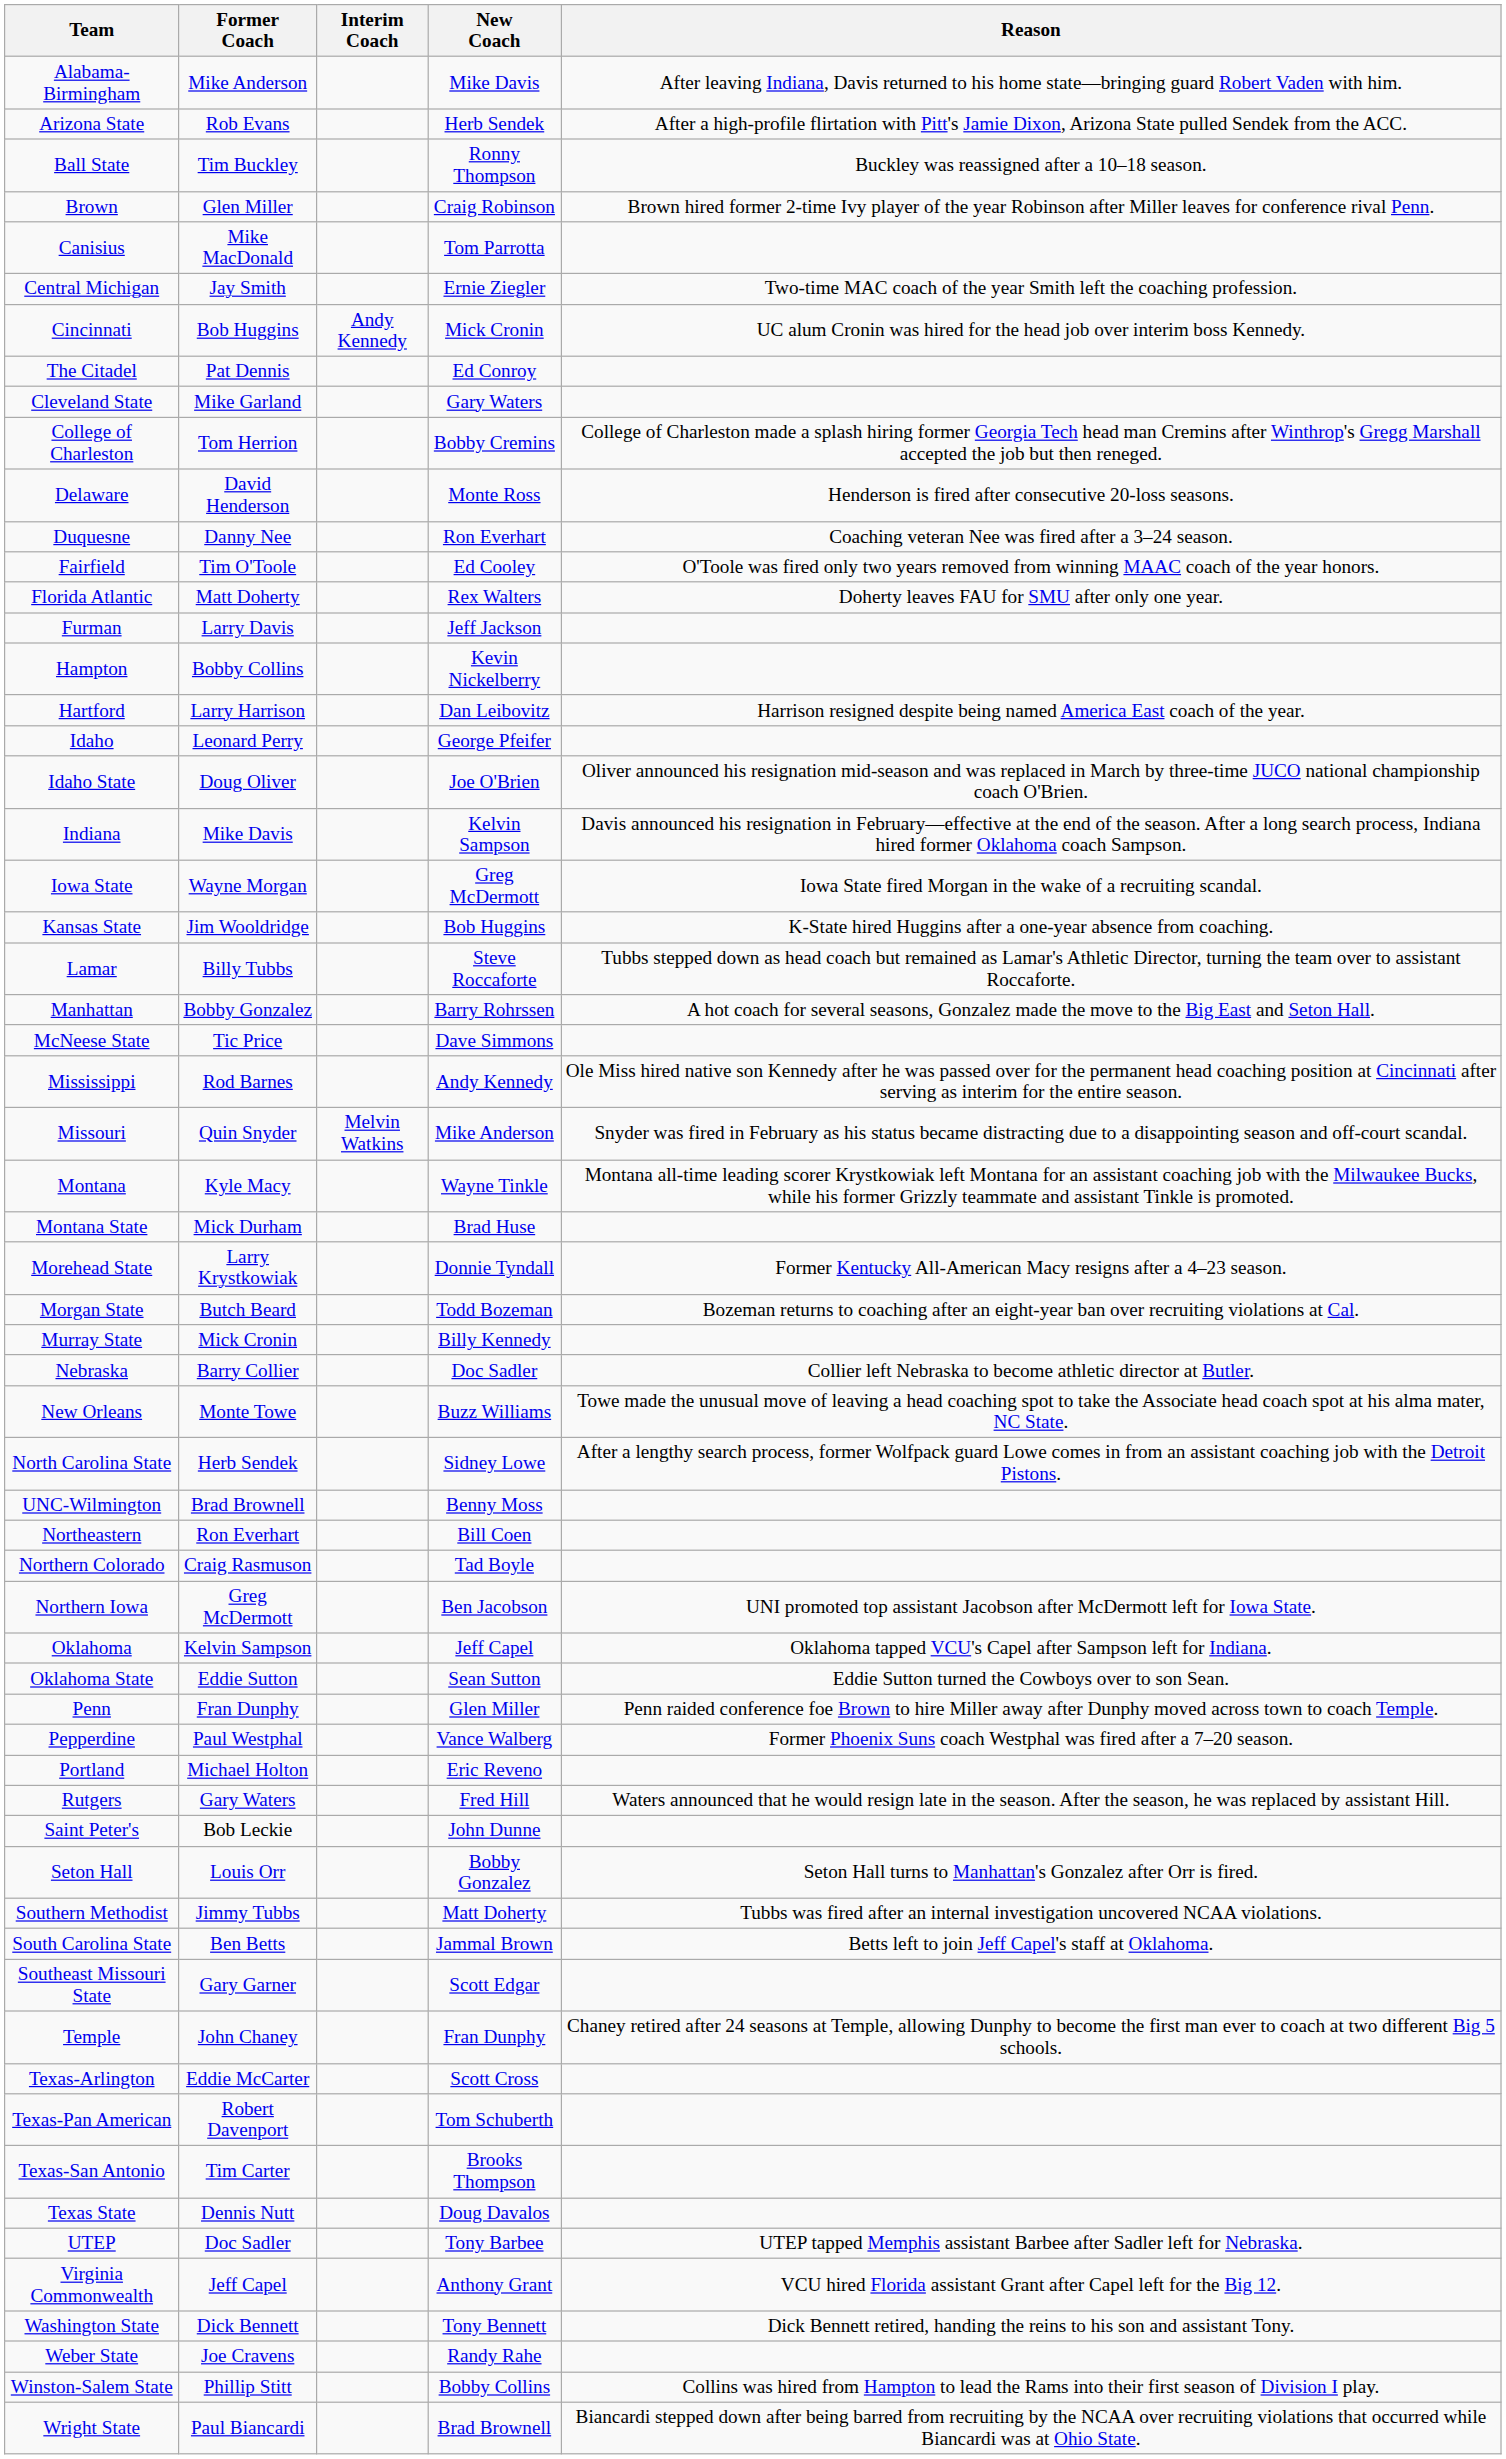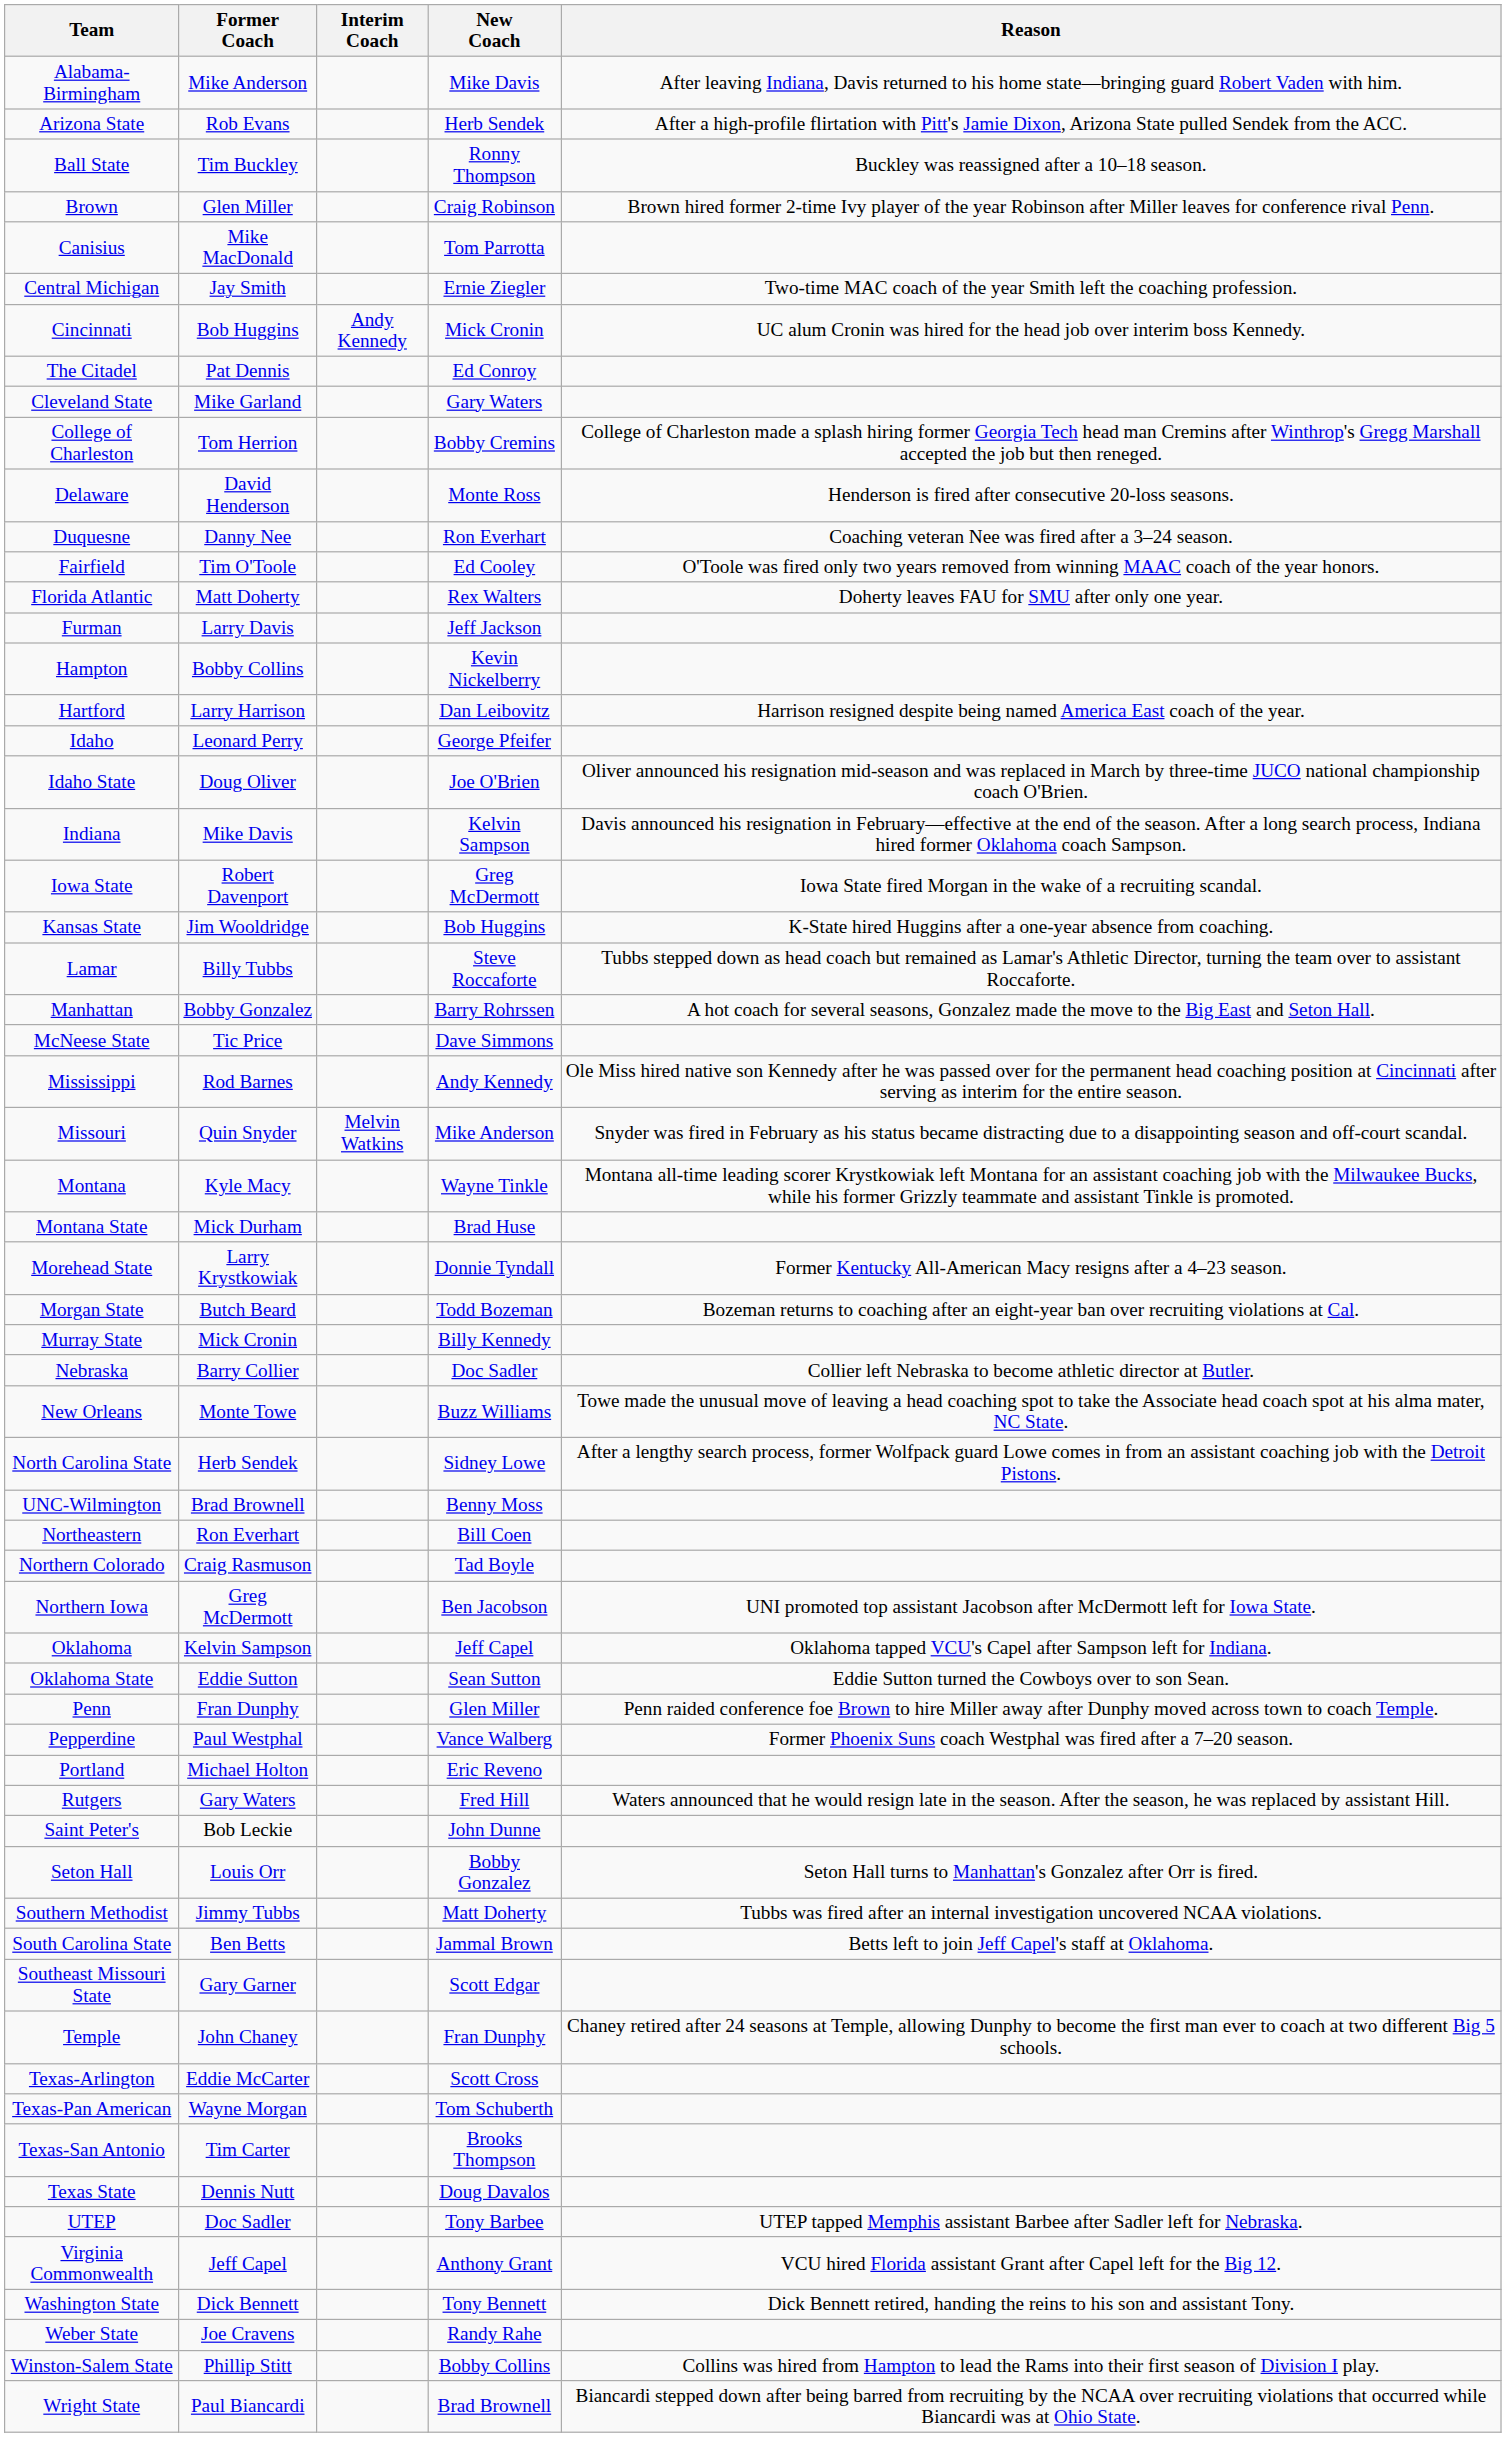(248, 885) Wayne Morgan -> (248, 885) Robert Davenport
(248, 2119) Robert Davenport -> (248, 2108) Wayne Morgan
